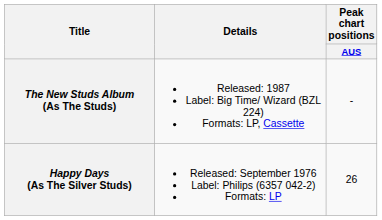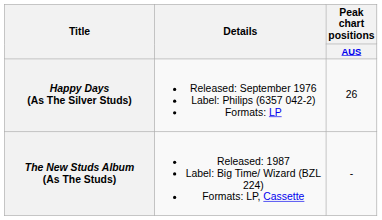rows swapped: (80, 179) <-> (80, 101)
